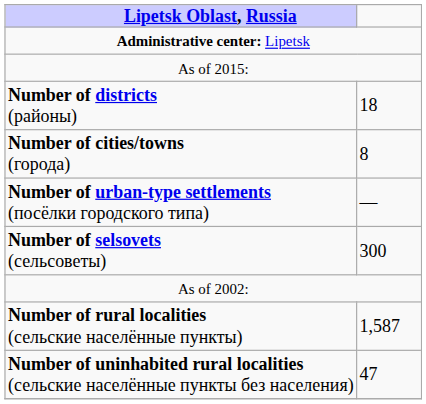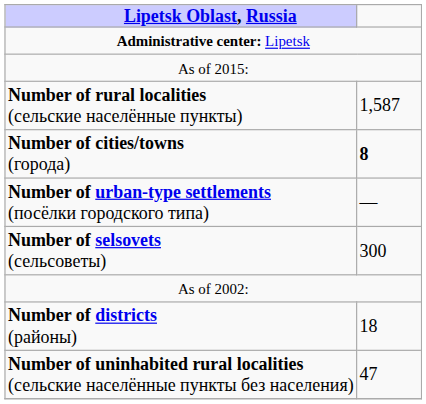rows swapped: (83, 105) <-> (125, 326)
(364, 153) normal -> (364, 153) bold
